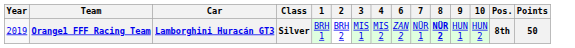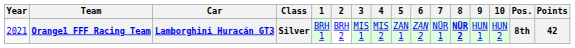+ column: (401, 12)
(17, 31) 2019 -> (17, 31) 2021
(532, 31) 50 -> (552, 31) 42
